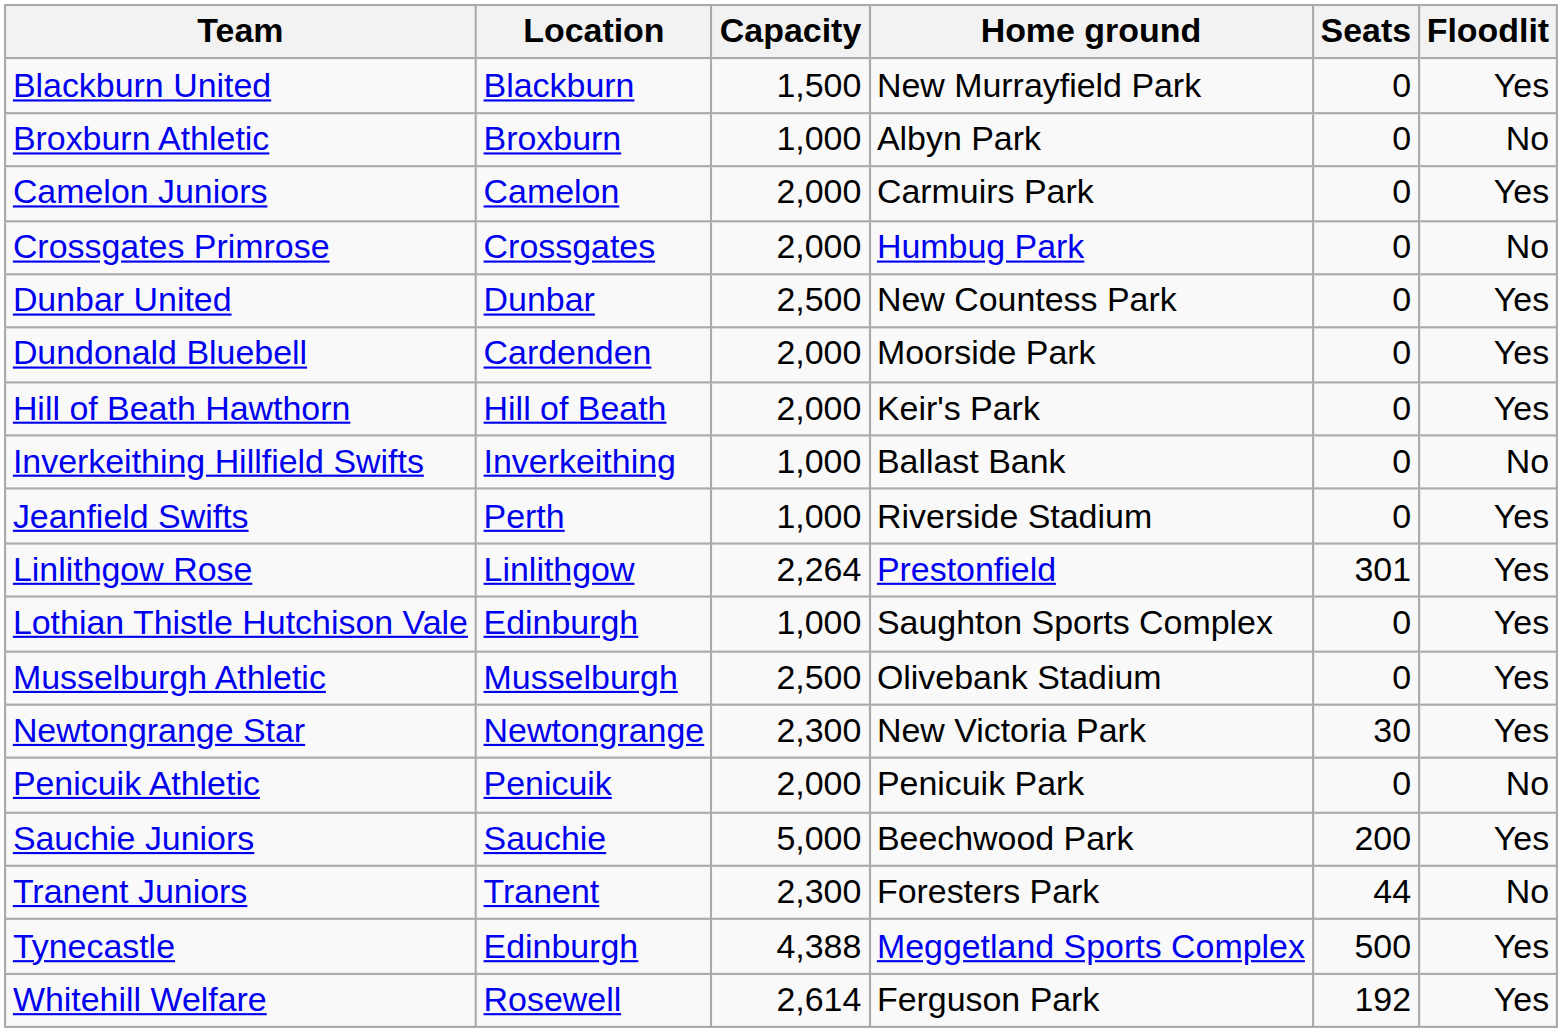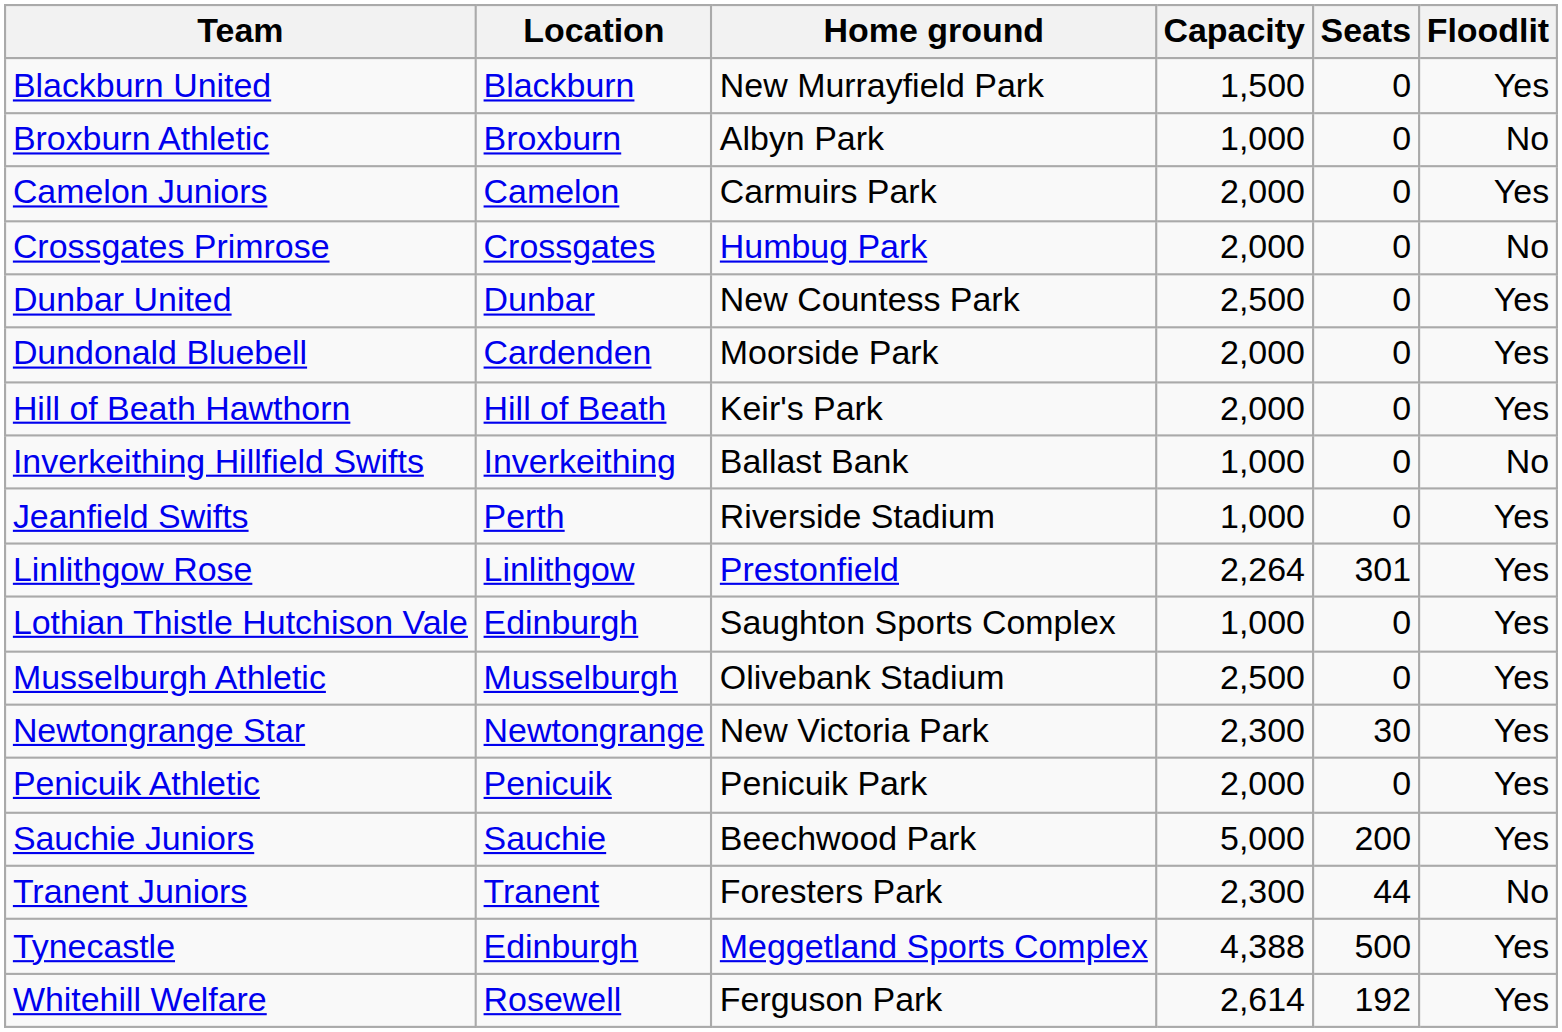columns swapped: (1091, 31) <-> (791, 31)
(1528, 784) No -> (1522, 784) Yes
